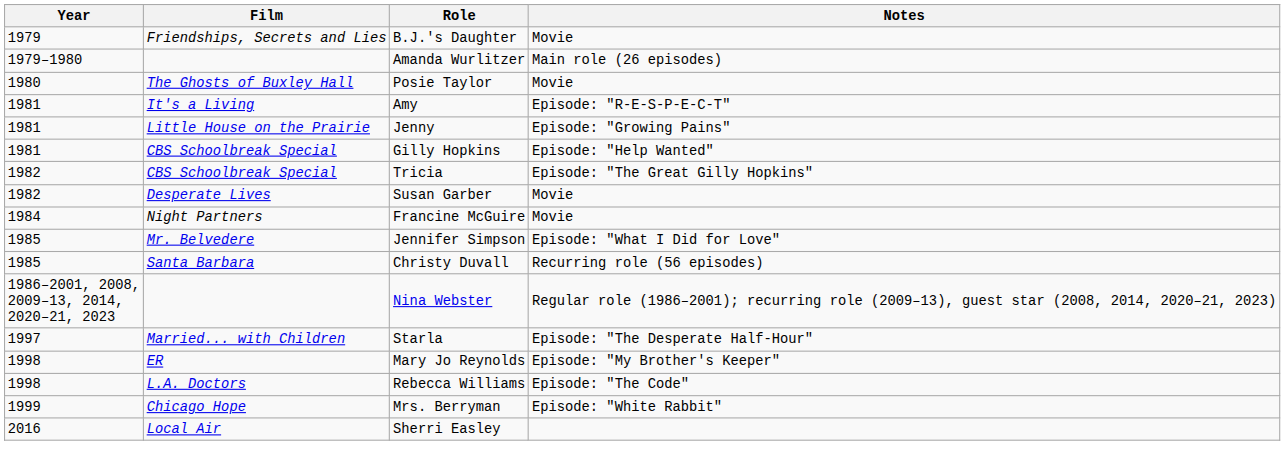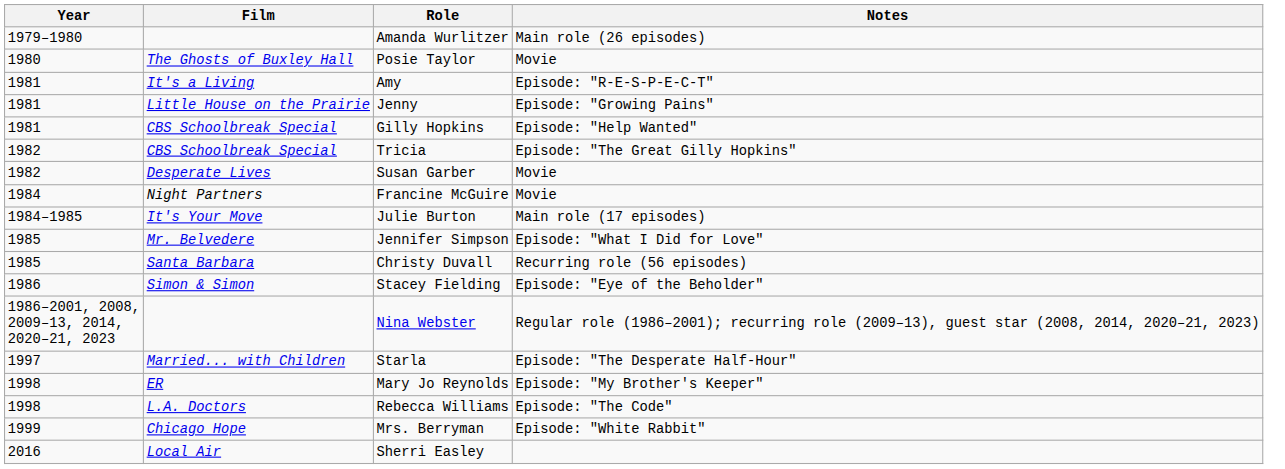- row: (455, 38)
+ row: (426, 218)
+ row: (439, 285)
